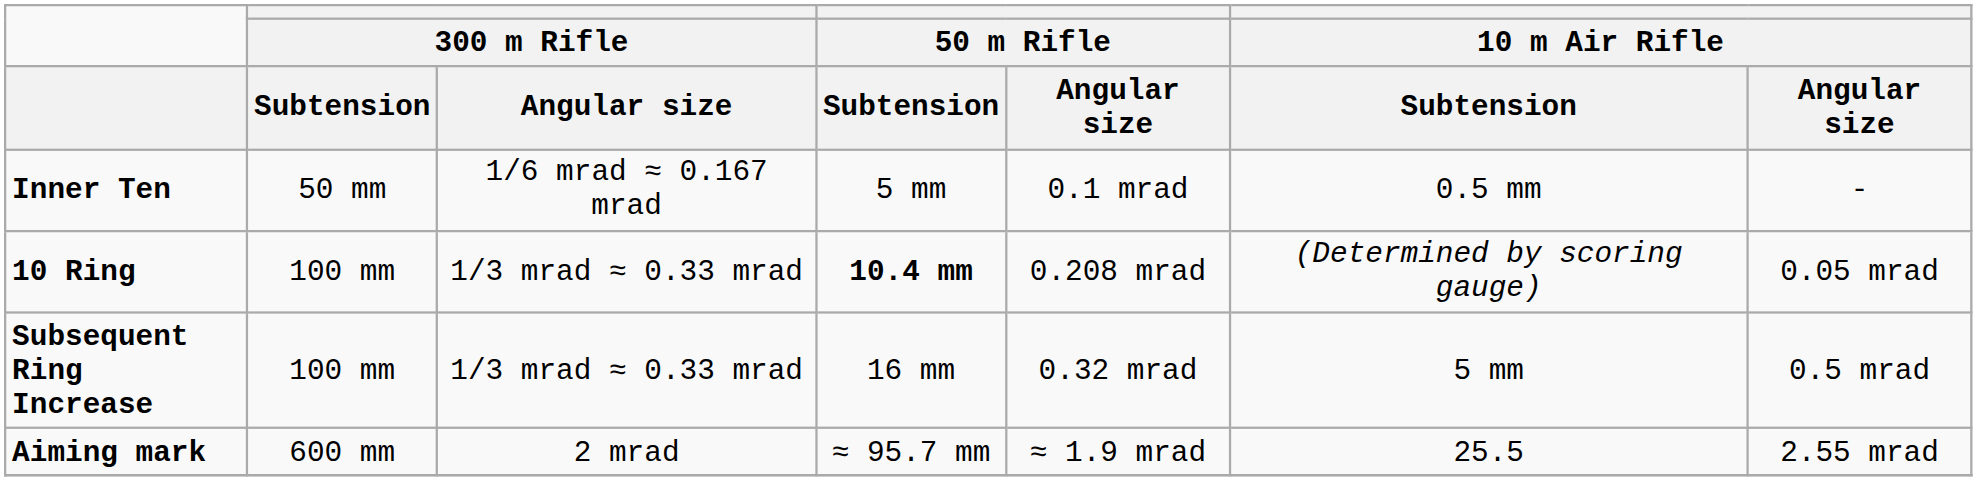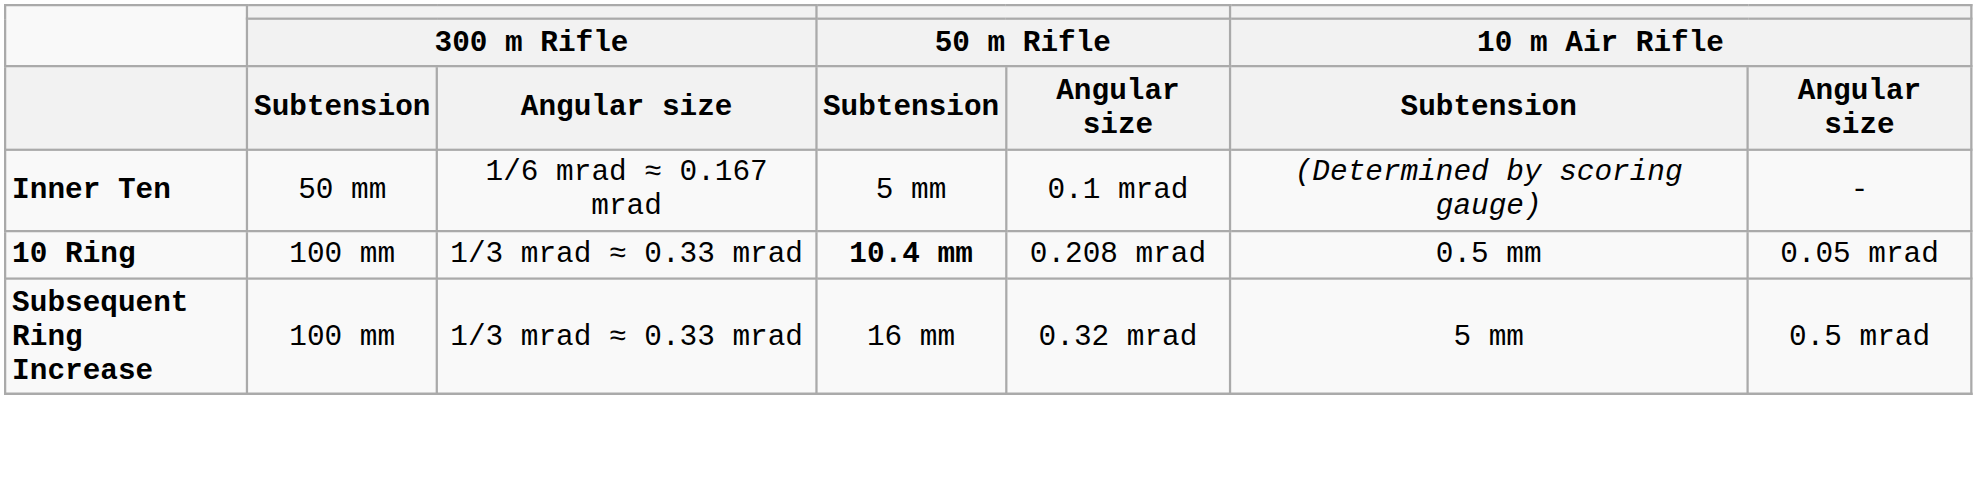(1489, 190) 0.5 mm -> (1489, 190) (Determined by scoring gauge)
(1489, 271) (Determined by scoring gauge) -> (1489, 255) 0.5 mm
- row: (109, 452)
